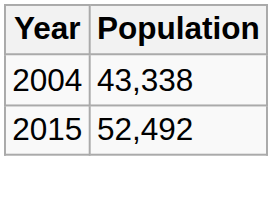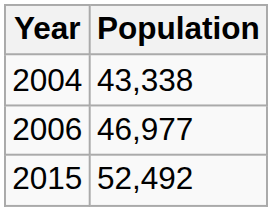+ row: (47, 129)
